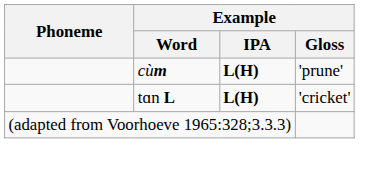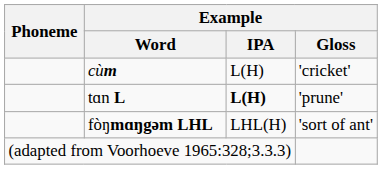(241, 71) bold -> (247, 71) normal
(321, 71) 'prune' -> (325, 71) 'cricket'
(325, 97) 'cricket' -> (321, 97) 'prune'
+ row: (150, 124)
